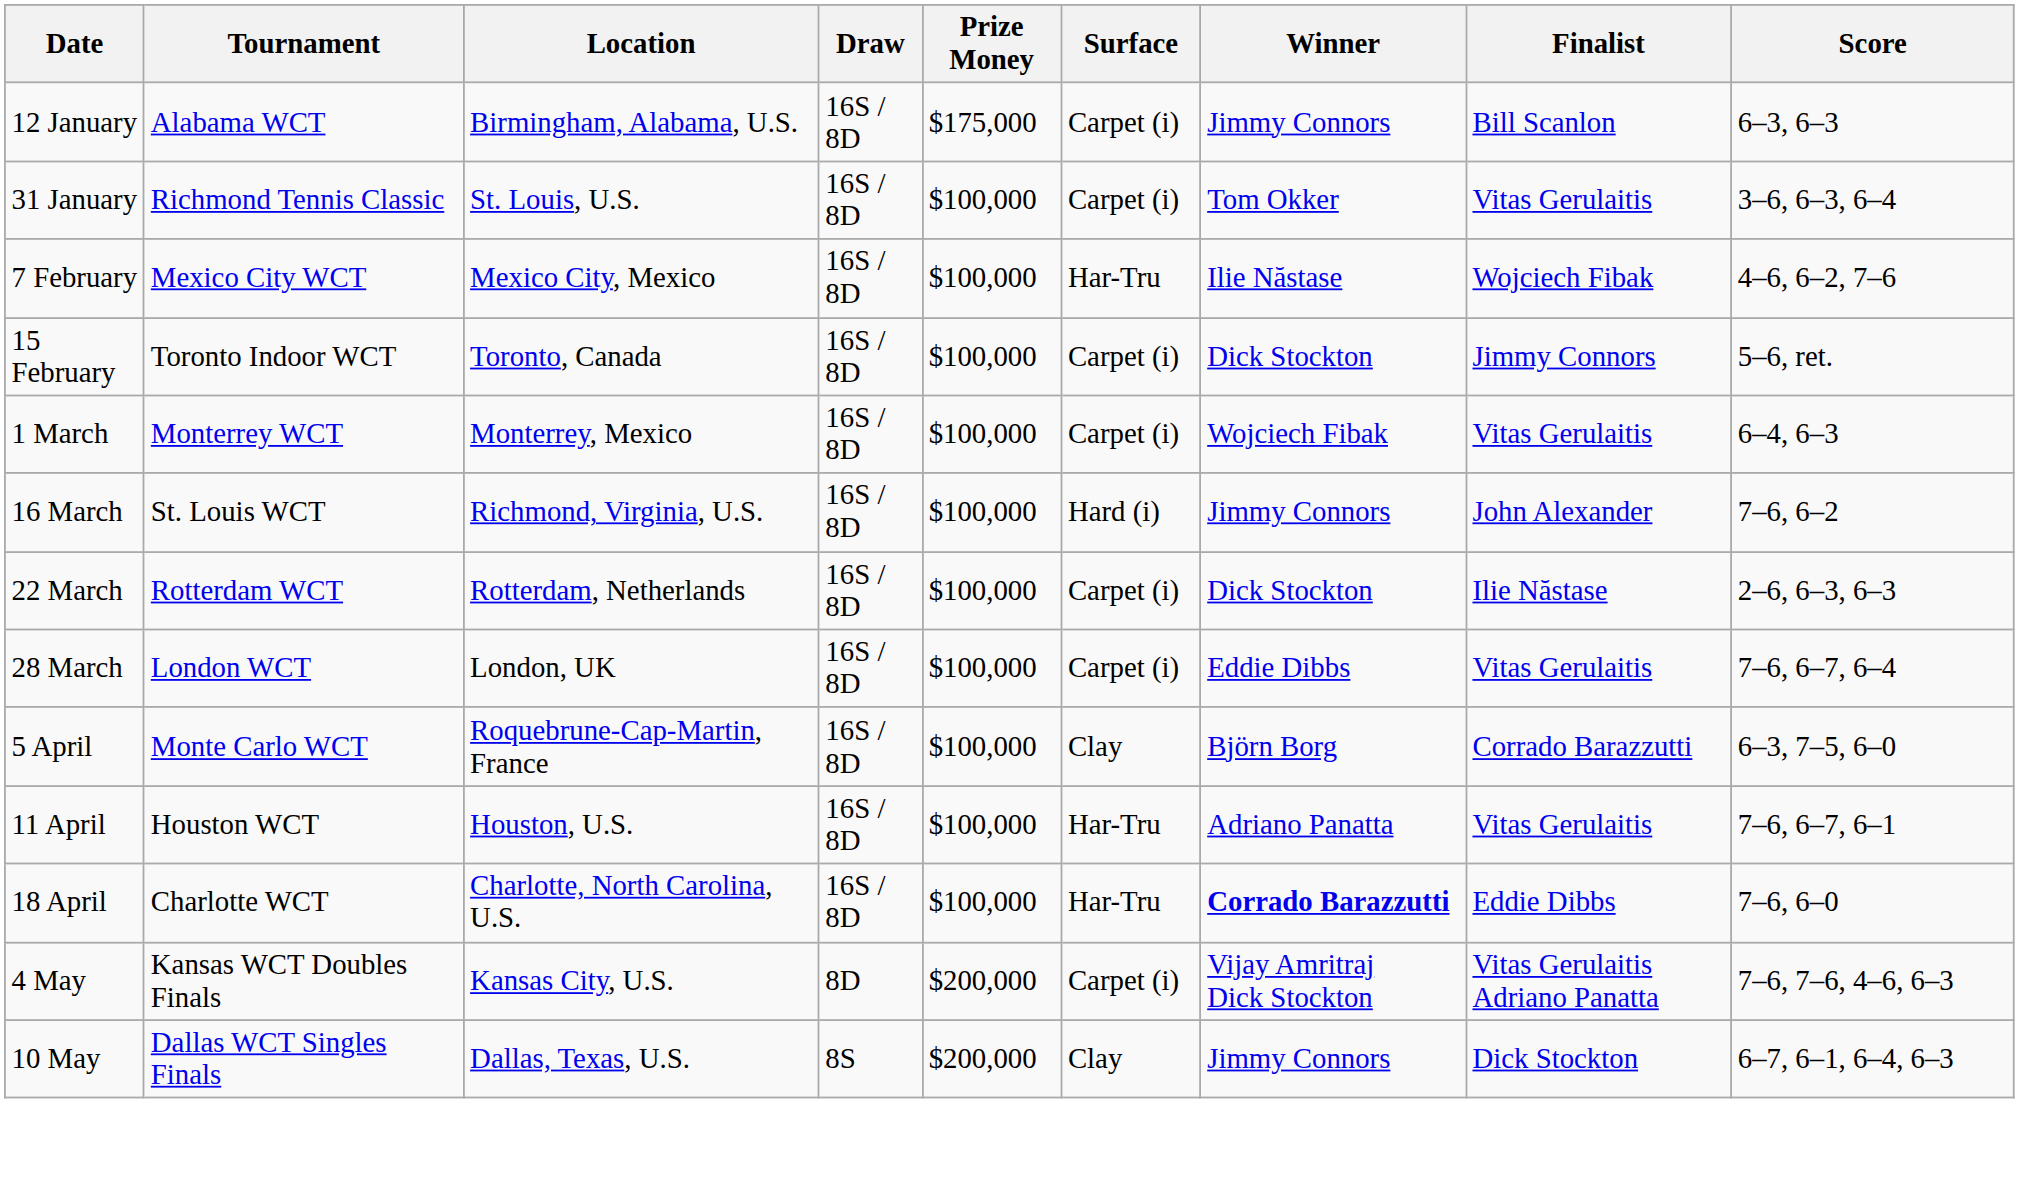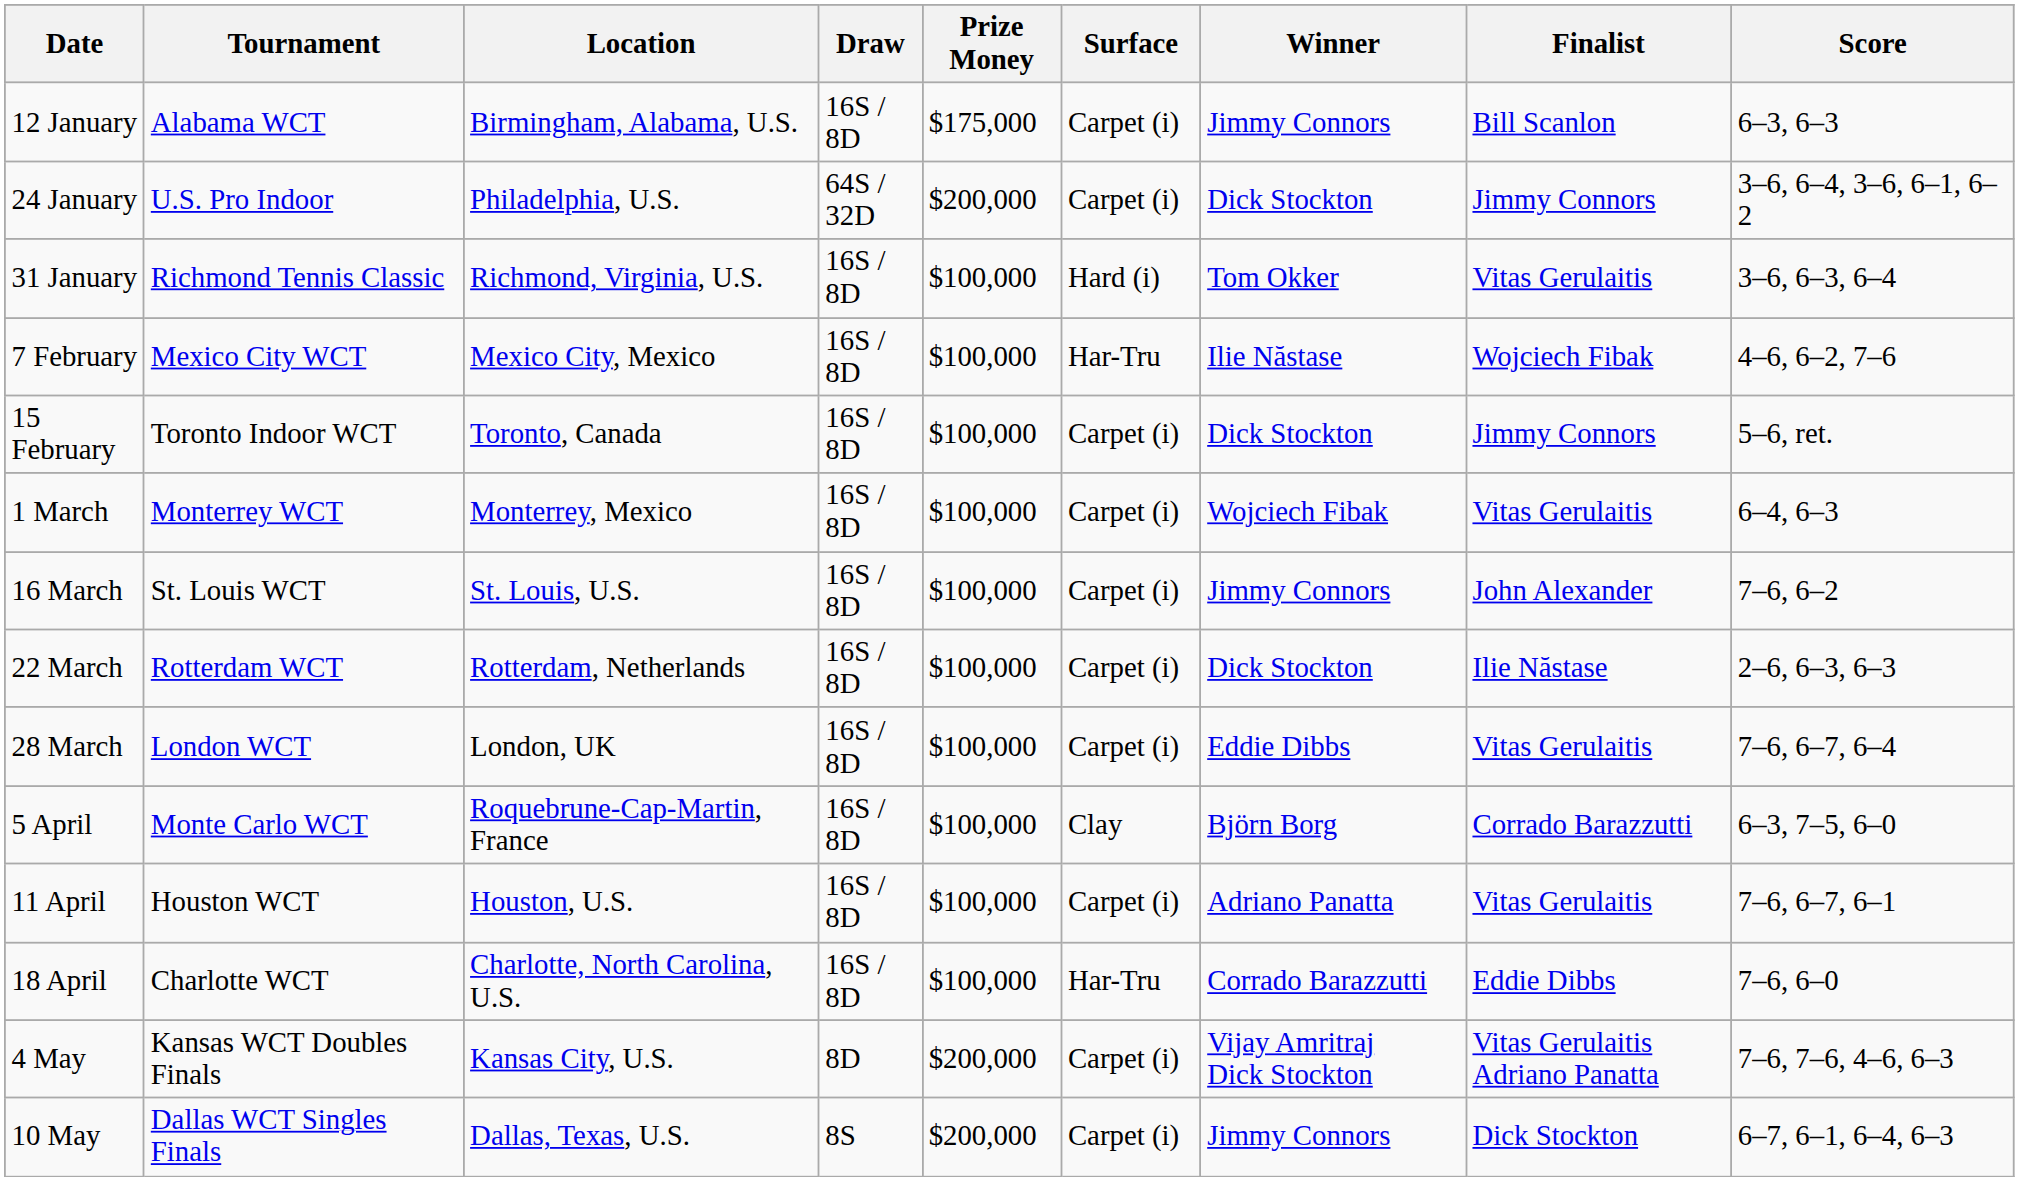+ row: (74, 199)
(555, 199) St. Louis, U.S. -> (617, 277) Richmond, Virginia, U.S.
(1123, 199) Carpet (i) -> (1114, 277) Hard (i)
(617, 511) Richmond, Virginia, U.S. -> (555, 590) St. Louis, U.S.
(1114, 511) Hard (i) -> (1123, 590) Carpet (i)
(1114, 824) Har-Tru -> (1123, 902) Carpet (i)
(1328, 902) bold -> (1317, 980) normal
(1095, 1058) Clay -> (1123, 1136) Carpet (i)
